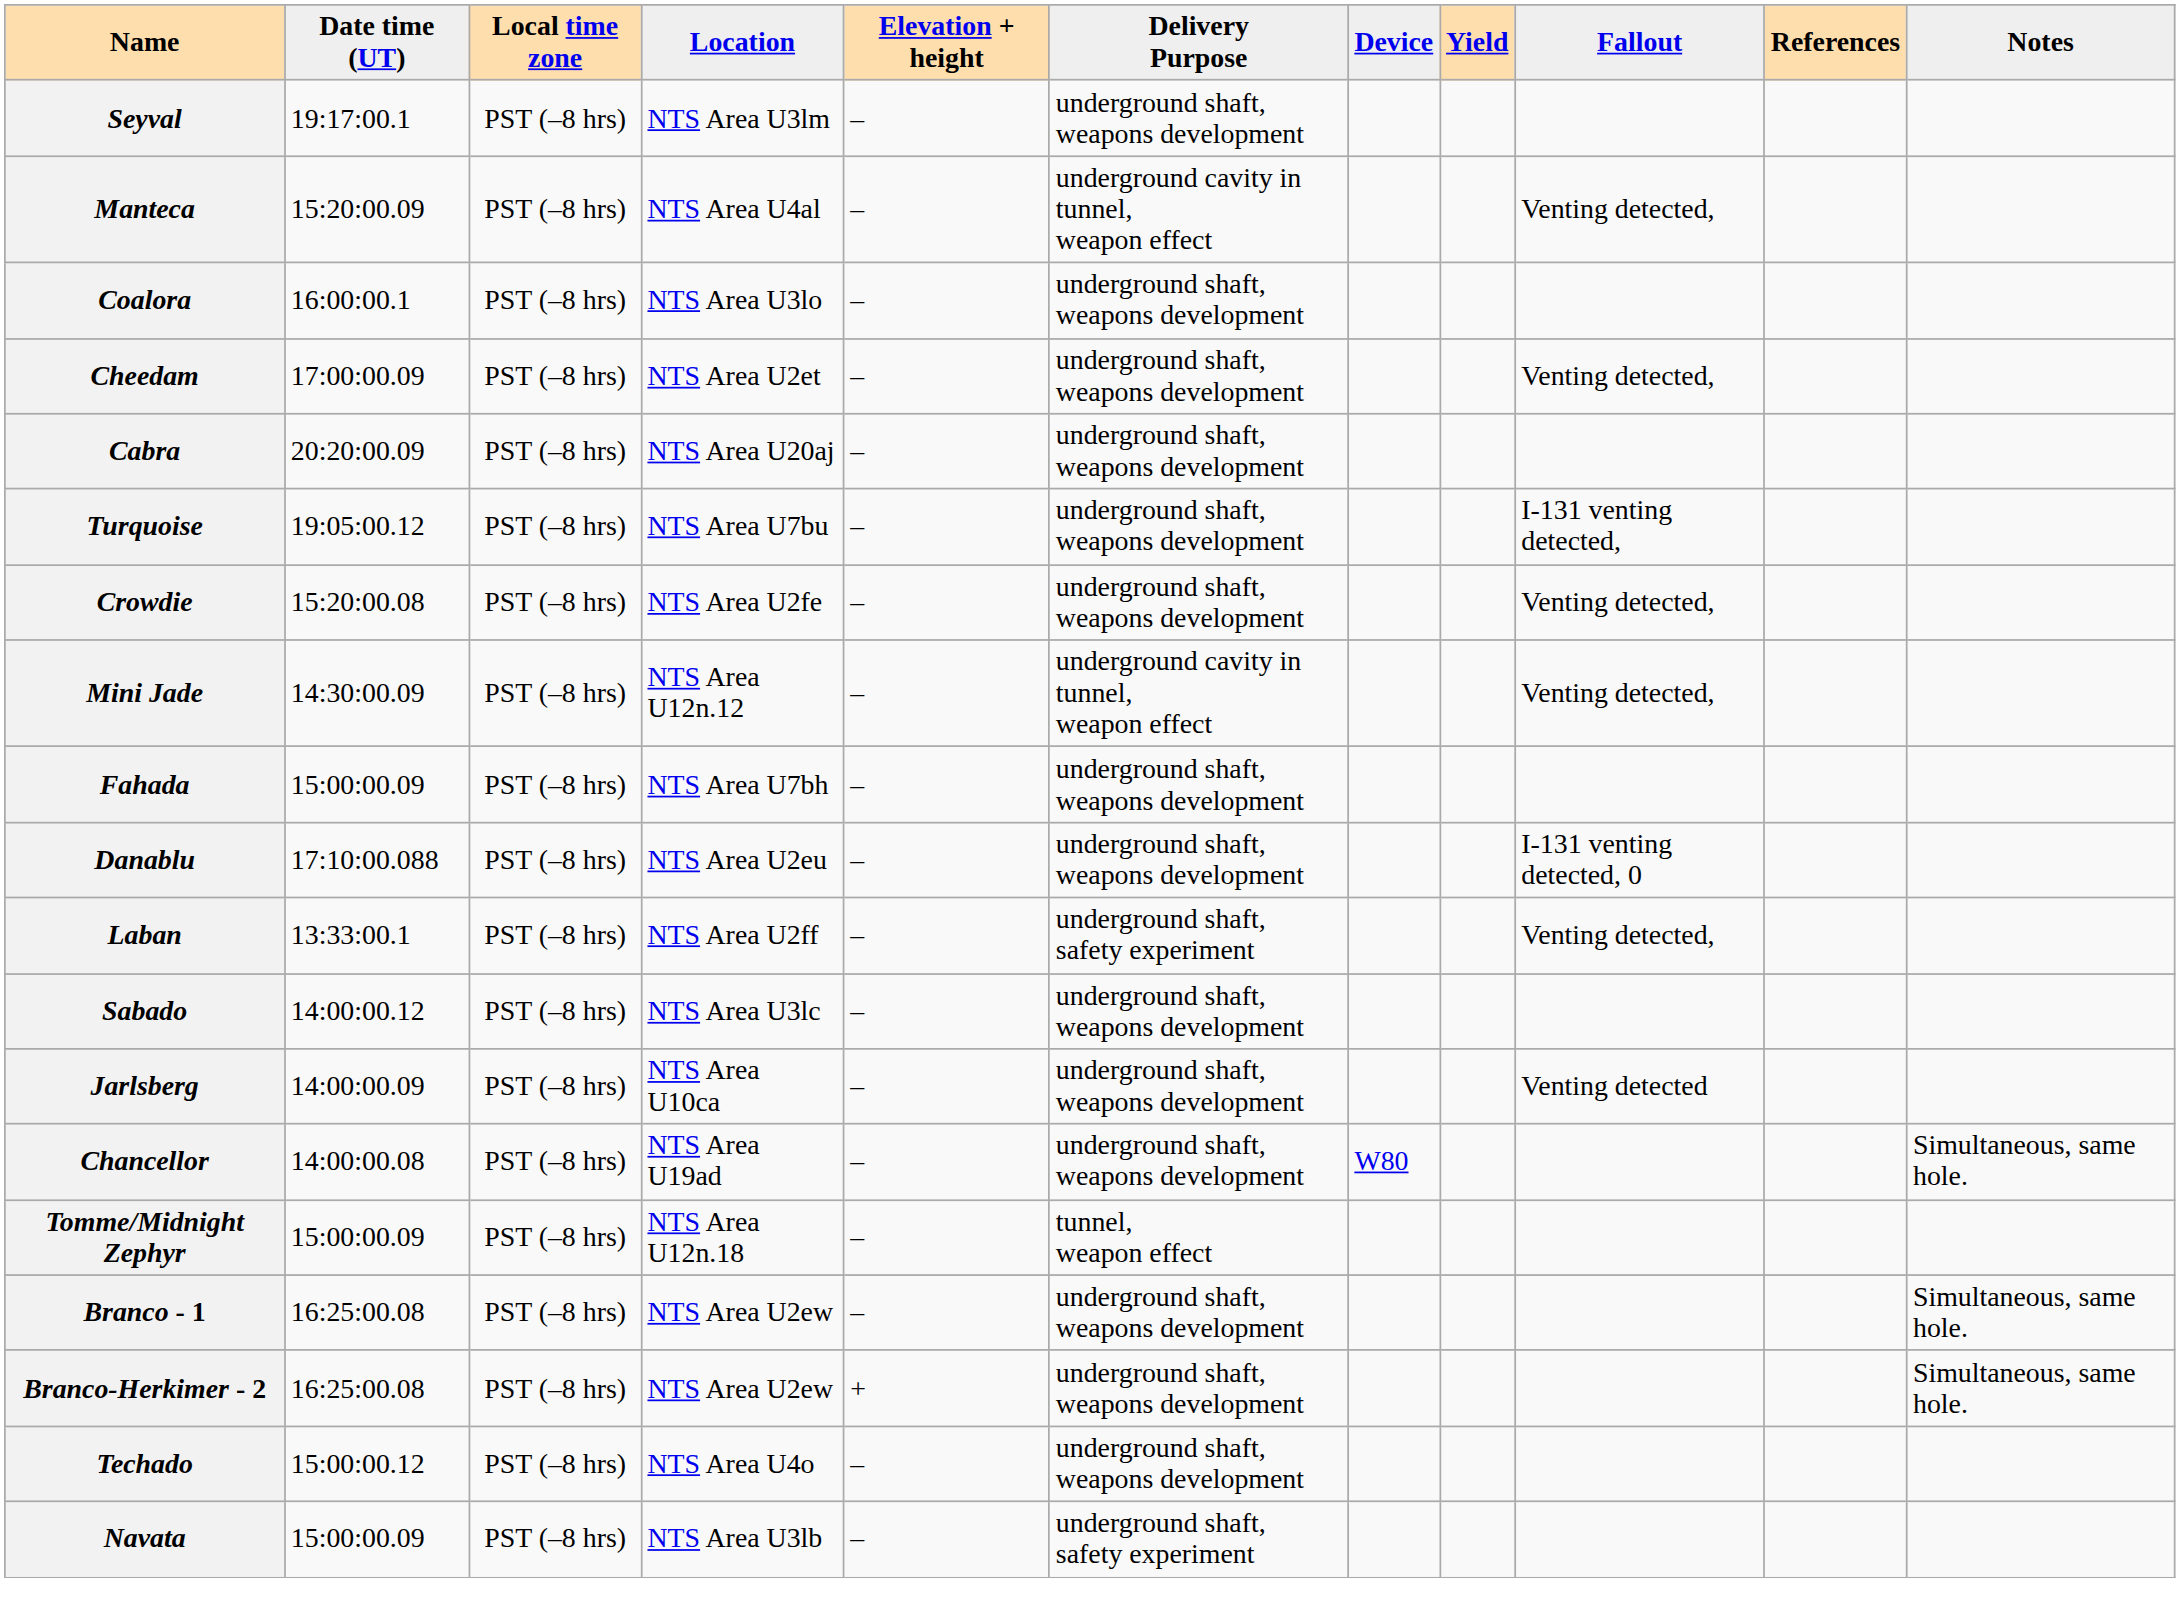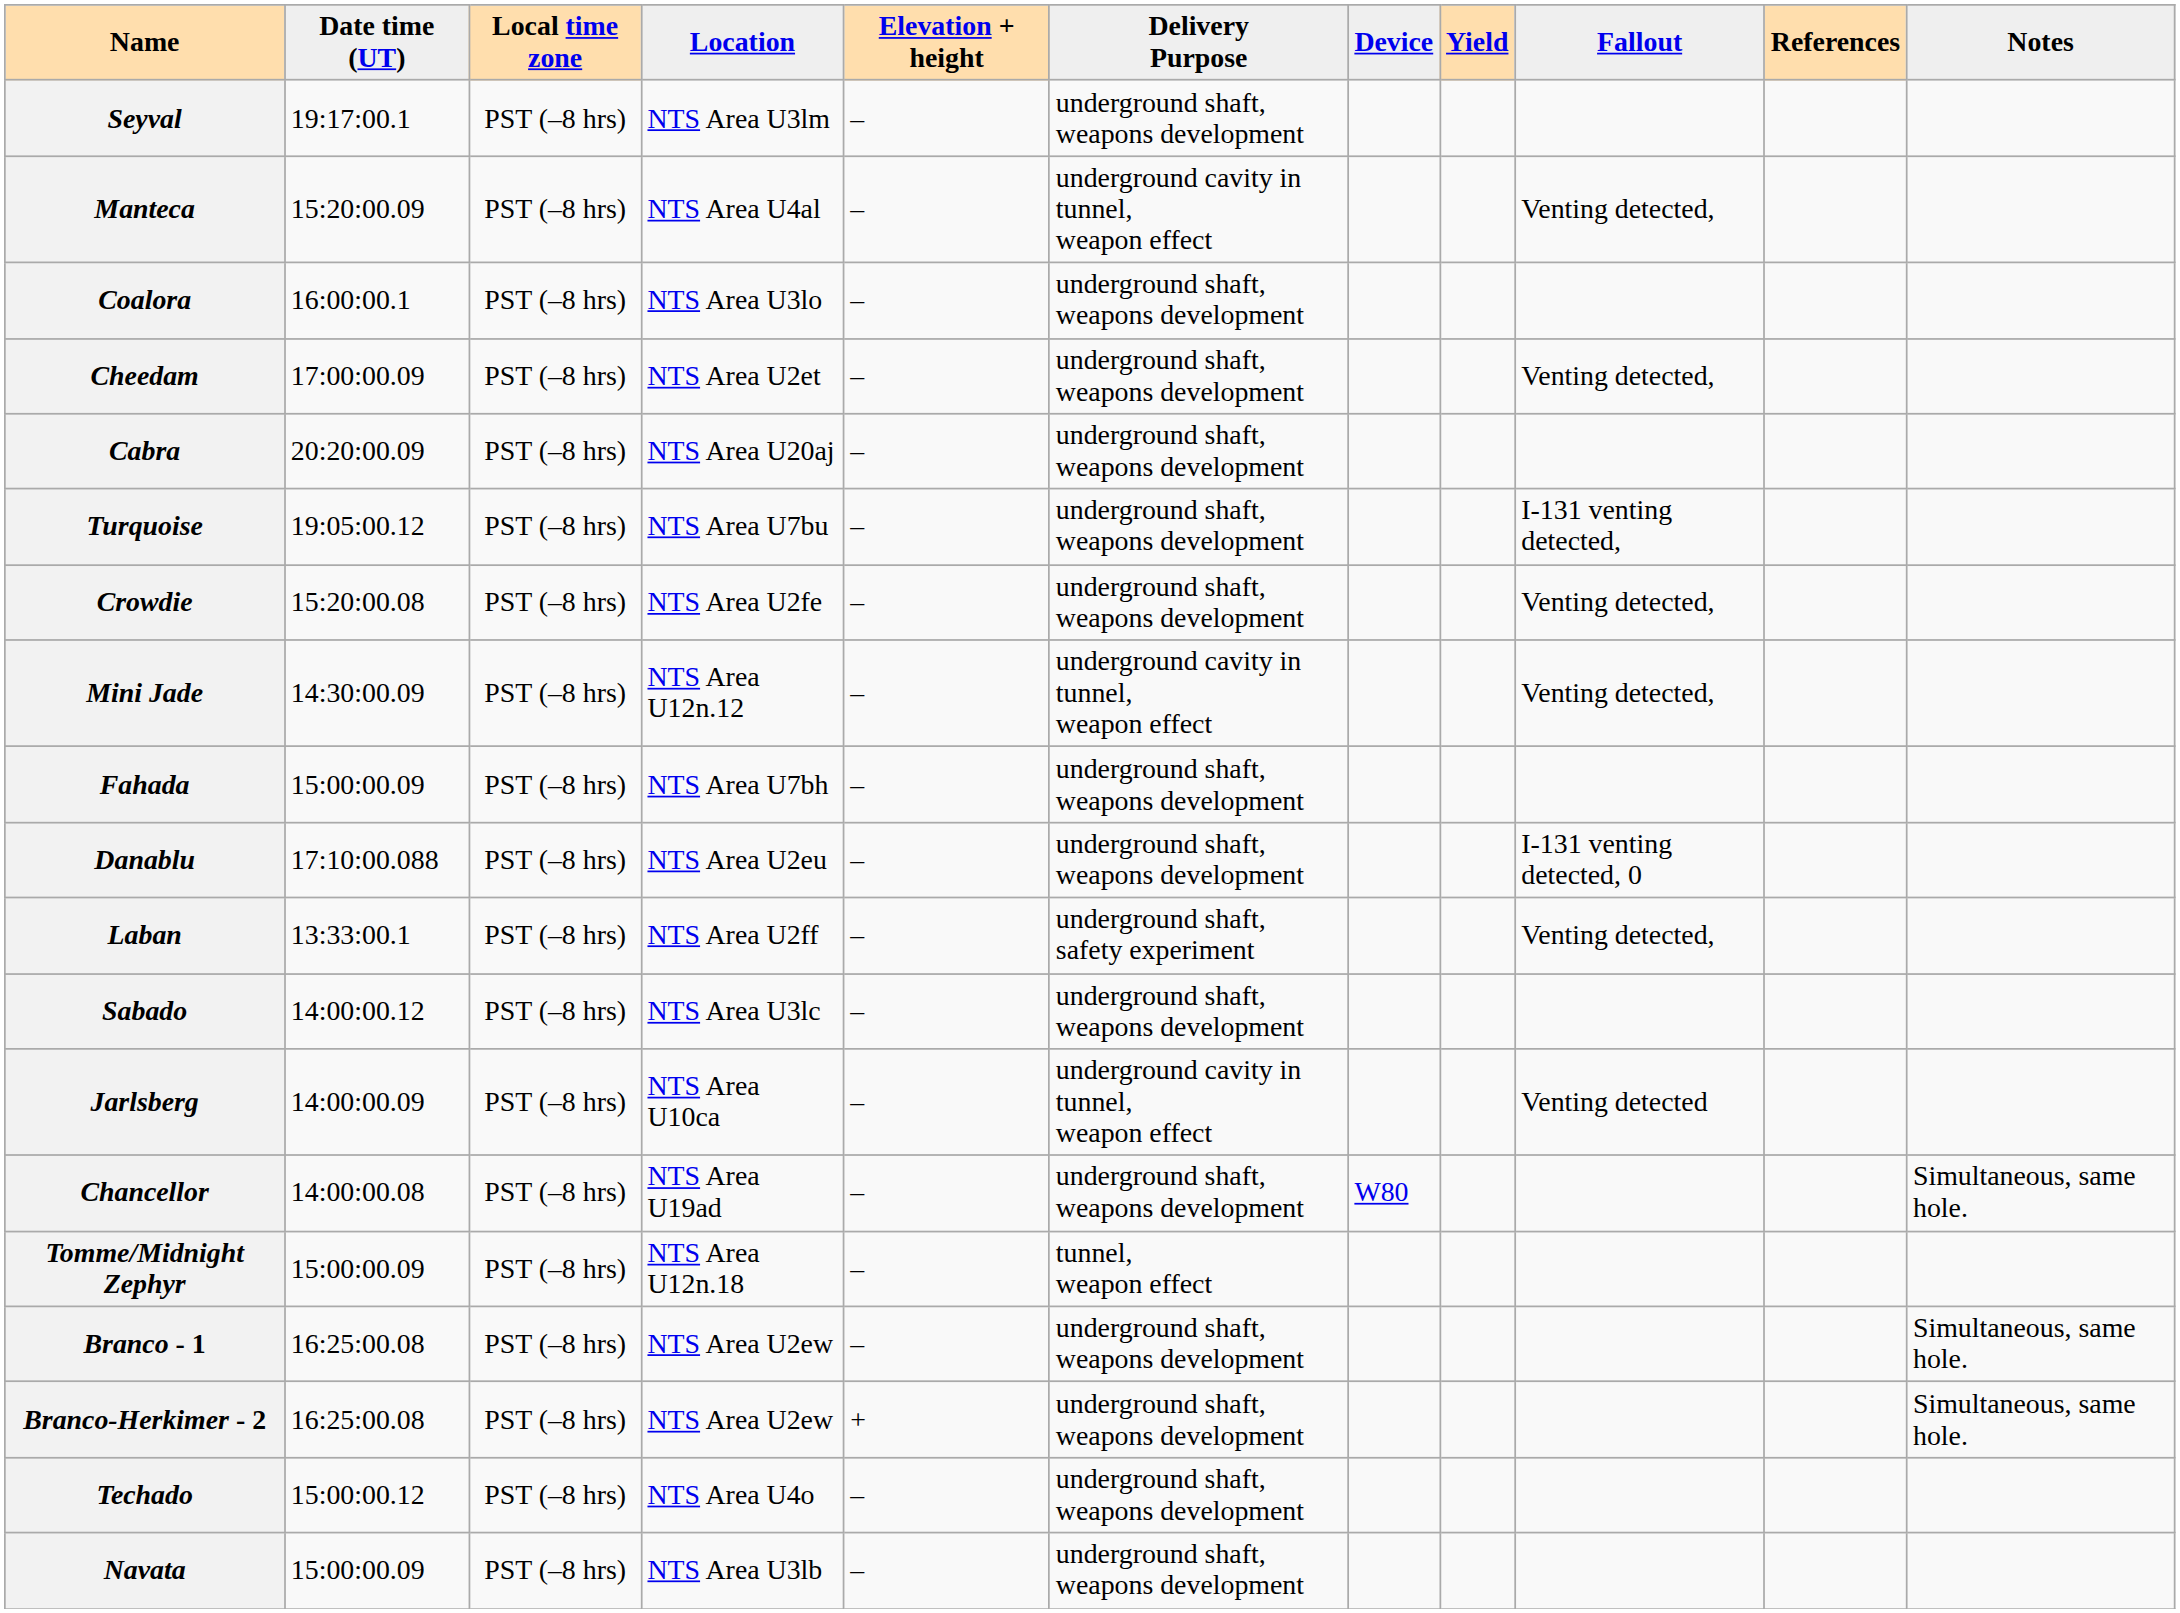(1180, 1086) underground shaft, weapons development -> (1179, 1101) underground cavity in tunnel, weapon effect
(1161, 1538) underground shaft, safety experiment -> (1180, 1570) underground shaft, weapons development
